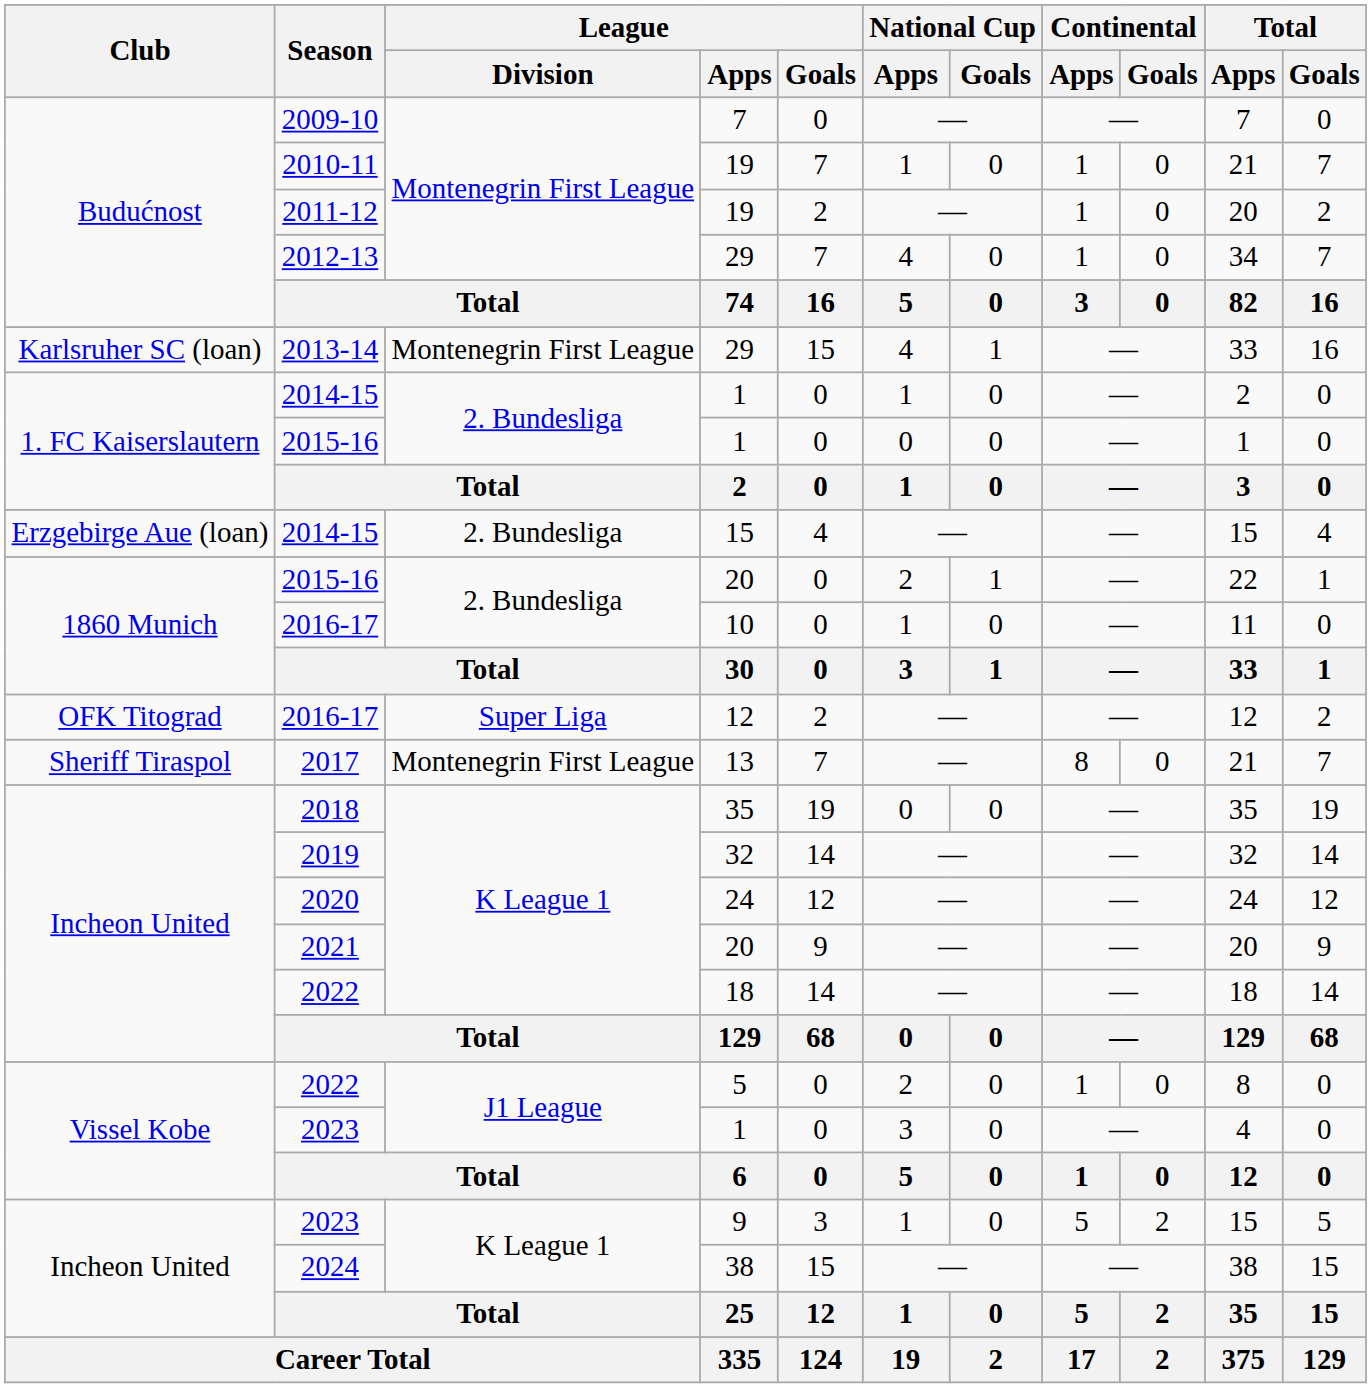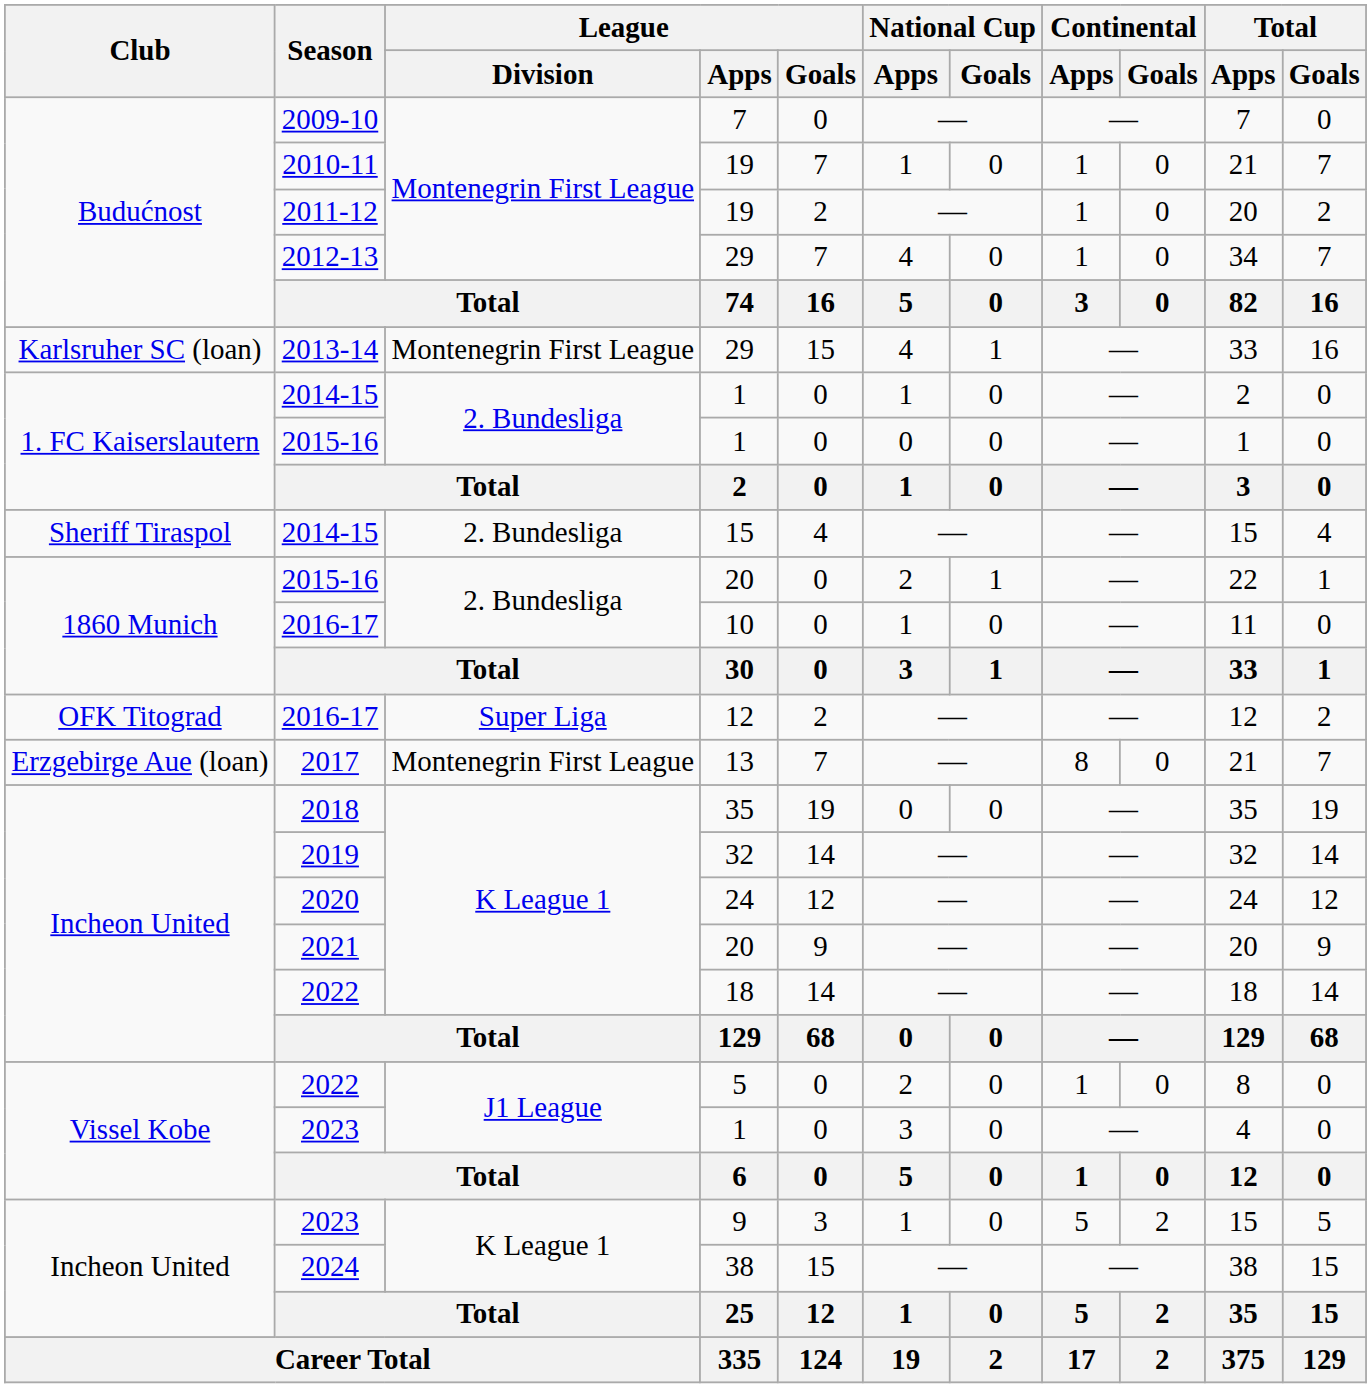(140, 532) Erzgebirge Aue (loan) -> (140, 532) Sheriff Tiraspol
(140, 762) Sheriff Tiraspol -> (140, 762) Erzgebirge Aue (loan)
